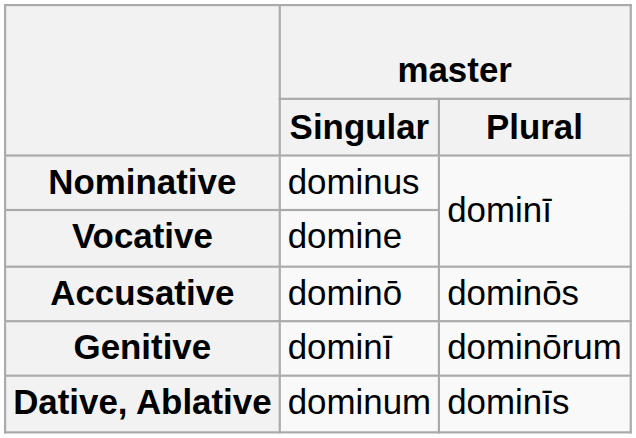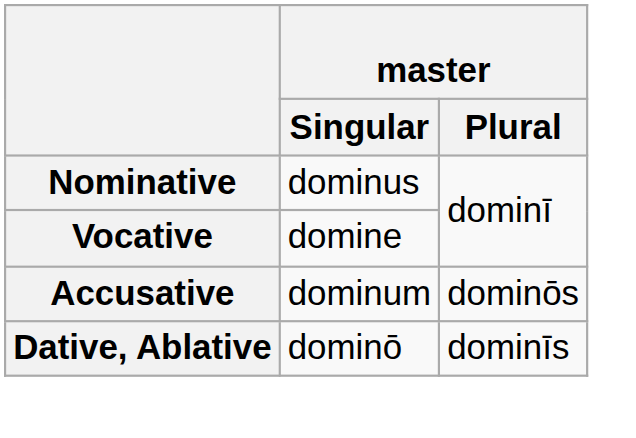(345, 292) dominō -> (359, 292) dominum
- row: (142, 347)
(359, 403) dominum -> (345, 347) dominō
